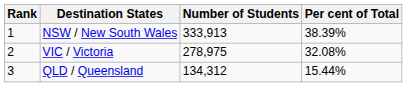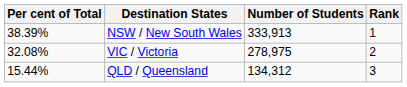columns swapped: (22, 14) <-> (352, 14)
